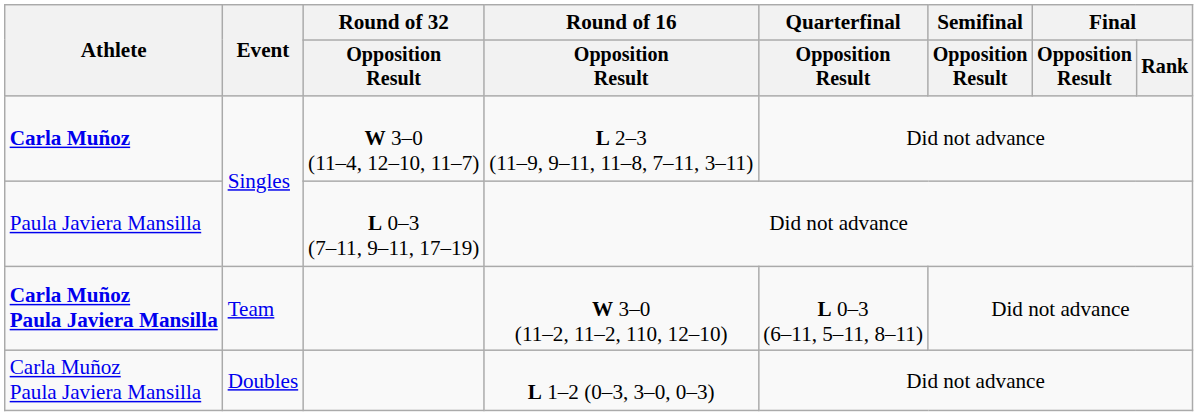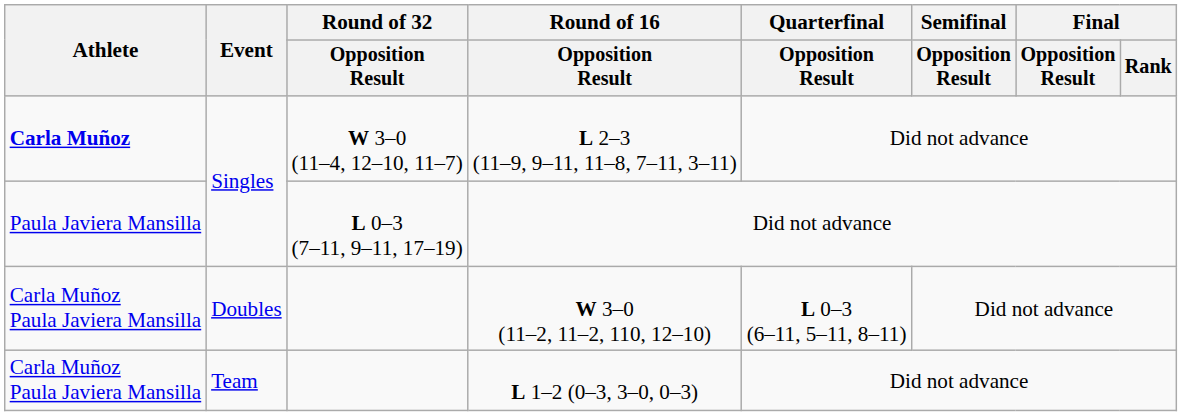(114, 308) bold -> (105, 308) normal
(251, 308) Team -> (246, 308) Doubles
(263, 380) Doubles -> (234, 380) Team
